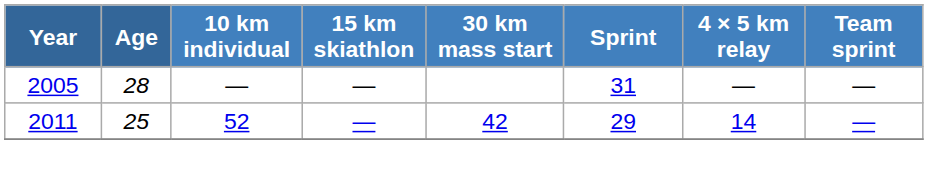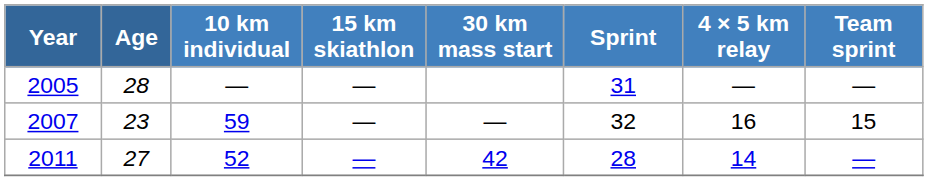+ row: (53, 121)
(136, 121) 25 -> (136, 158) 27
(623, 121) 29 -> (623, 158) 28
